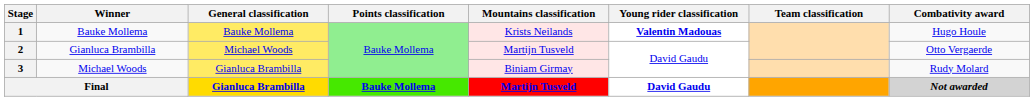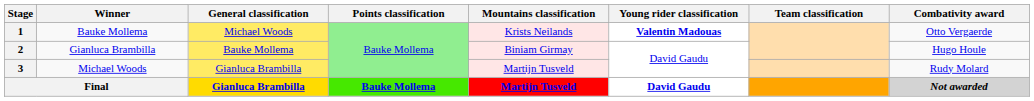(258, 32) Bauke Mollema -> (258, 32) Michael Woods
(959, 32) Hugo Houle -> (959, 32) Otto Vergaerde
(258, 50) Michael Woods -> (258, 50) Bauke Mollema
(539, 50) Martijn Tusveld -> (539, 50) Biniam Girmay
(959, 50) Otto Vergaerde -> (959, 50) Hugo Houle
(539, 68) Biniam Girmay -> (539, 68) Martijn Tusveld
